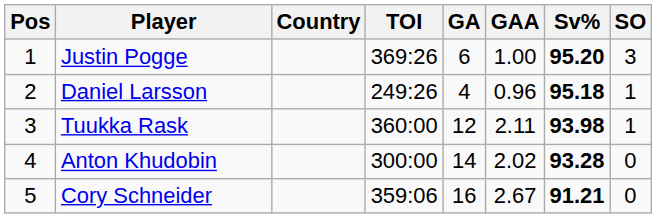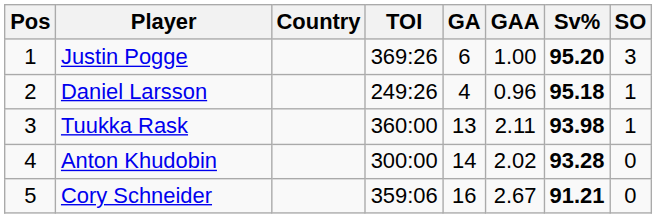(464, 126) 12 -> (464, 126) 13
